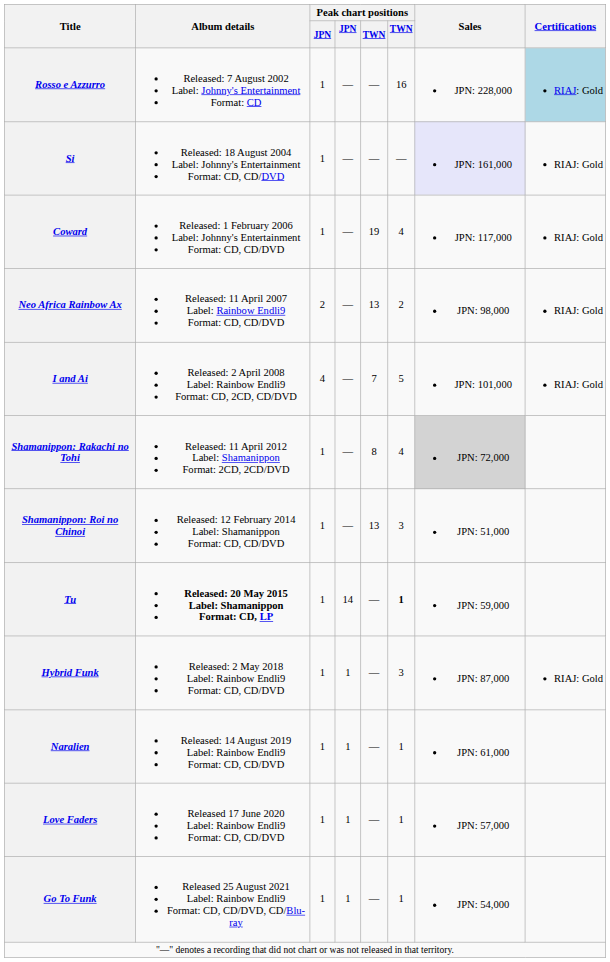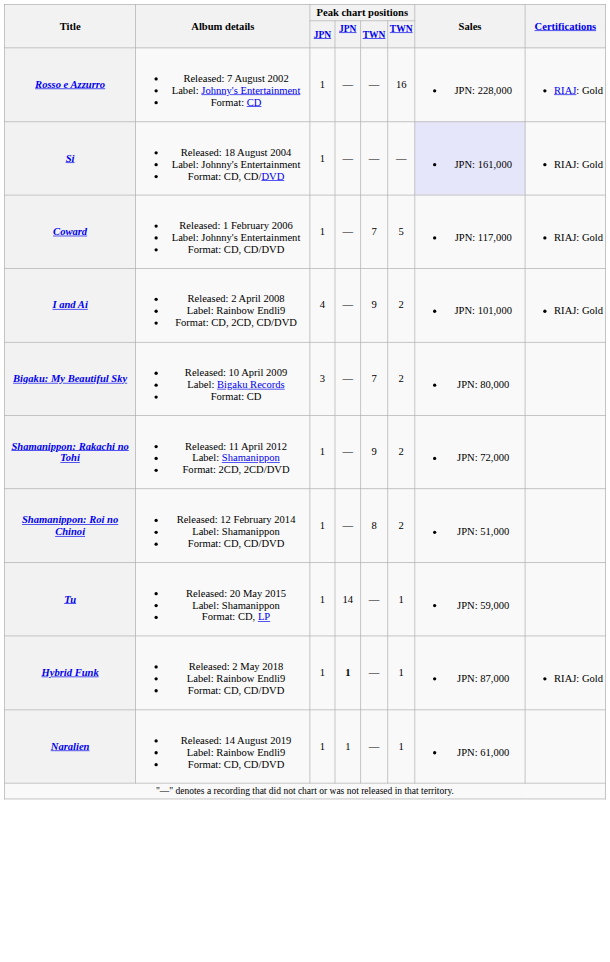(565, 91) lightblue background -> (565, 91) no background
(374, 231) 19 -> (374, 231) 7
(401, 231) 4 -> (401, 231) 5
- row: (70, 305)
(374, 378) 7 -> (374, 305) 9
(401, 378) 5 -> (401, 305) 2
+ row: (70, 378)
(374, 452) 8 -> (374, 452) 9
(401, 452) 4 -> (401, 452) 2
(470, 458) lightgrey background -> (470, 458) no background
(374, 525) 13 -> (374, 525) 8
(401, 525) 3 -> (401, 525) 2
(223, 605) bold -> (223, 605) normal
(401, 599) bold -> (401, 599) normal
(348, 672) normal -> (348, 672) bold
(401, 672) 3 -> (401, 672) 1
- row: (70, 819)
- row: (70, 899)
